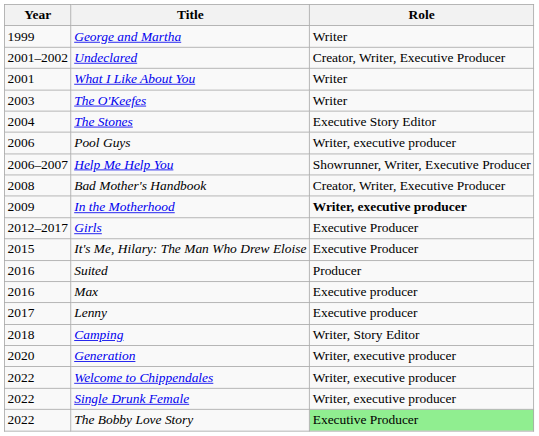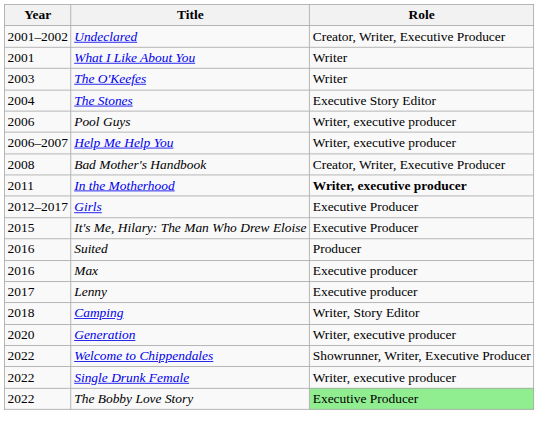- row: (128, 36)
(422, 164) Showrunner, Writer, Executive Producer -> (384, 143) Writer, executive producer
(21, 206) 2009 -> (21, 185) 2011
(384, 377) Writer, executive producer -> (422, 356) Showrunner, Writer, Executive Producer
